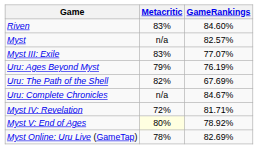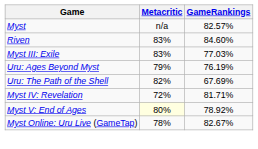rows swapped: (16, 40) <-> (18, 26)
(219, 54) 77.07% -> (219, 54) 77.03%
- row: (57, 95)
(219, 137) 82.69% -> (219, 123) 82.67%
